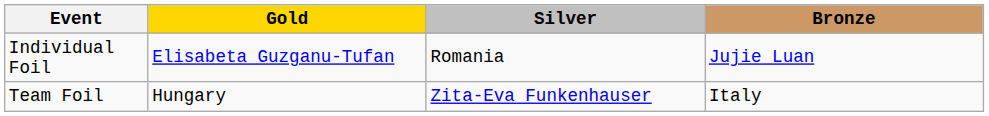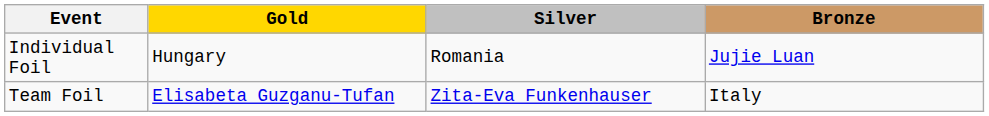(273, 58) Elisabeta Guzganu-Tufan -> (189, 58) Hungary
(189, 96) Hungary -> (273, 96) Elisabeta Guzganu-Tufan
